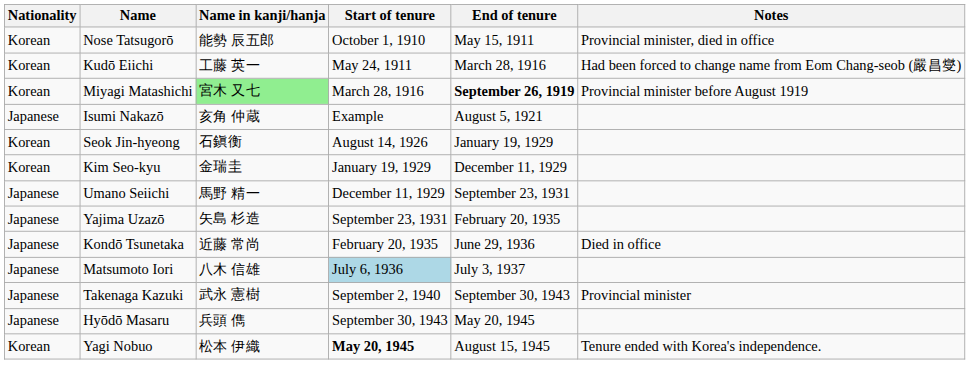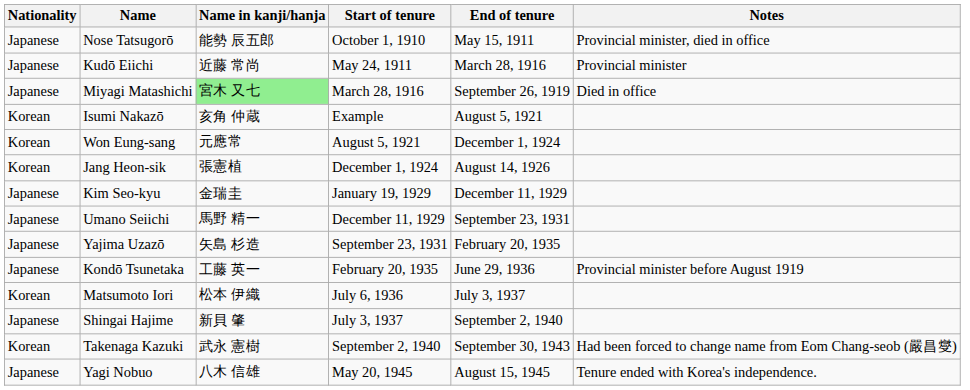(29, 40) Korean -> (33, 40) Japanese
(29, 65) Korean -> (33, 65) Japanese
(230, 65) 工藤 英一 -> (230, 65) 近藤 常尚
(771, 65) Had been forced to change name from Eom Chang-seob (嚴昌燮) -> (632, 65) Provincial minister
(29, 91) Korean -> (33, 91) Japanese
(514, 91) bold -> (512, 91) normal
(695, 91) Provincial minister before August 1919 -> (616, 91) Died in office
(33, 116) Japanese -> (29, 116) Korean
+ row: (129, 142)
+ row: (125, 167)
- row: (131, 142)
(29, 167) Korean -> (33, 193) Japanese
(230, 243) 近藤 常尚 -> (230, 269) 工藤 英一
(621, 244) Died in office -> (690, 269) Provincial minister before August 1919
(33, 269) Japanese -> (29, 295) Korean
(230, 269) 八木 信雄 -> (230, 295) 松本 伊織
(367, 269) lightblue background -> (367, 295) no background
+ row: (128, 321)
(33, 295) Japanese -> (29, 346) Korean
(636, 295) Provincial minister -> (767, 346) Had been forced to change name from Eom Chang-seob (嚴昌燮)
- row: (126, 321)
(29, 346) Korean -> (33, 372) Japanese
(230, 346) 松本 伊織 -> (230, 371) 八木 信雄
(373, 346) bold -> (372, 372) normal
